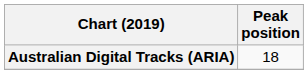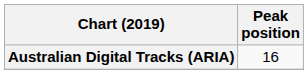(271, 57) 18 -> (271, 57) 16
